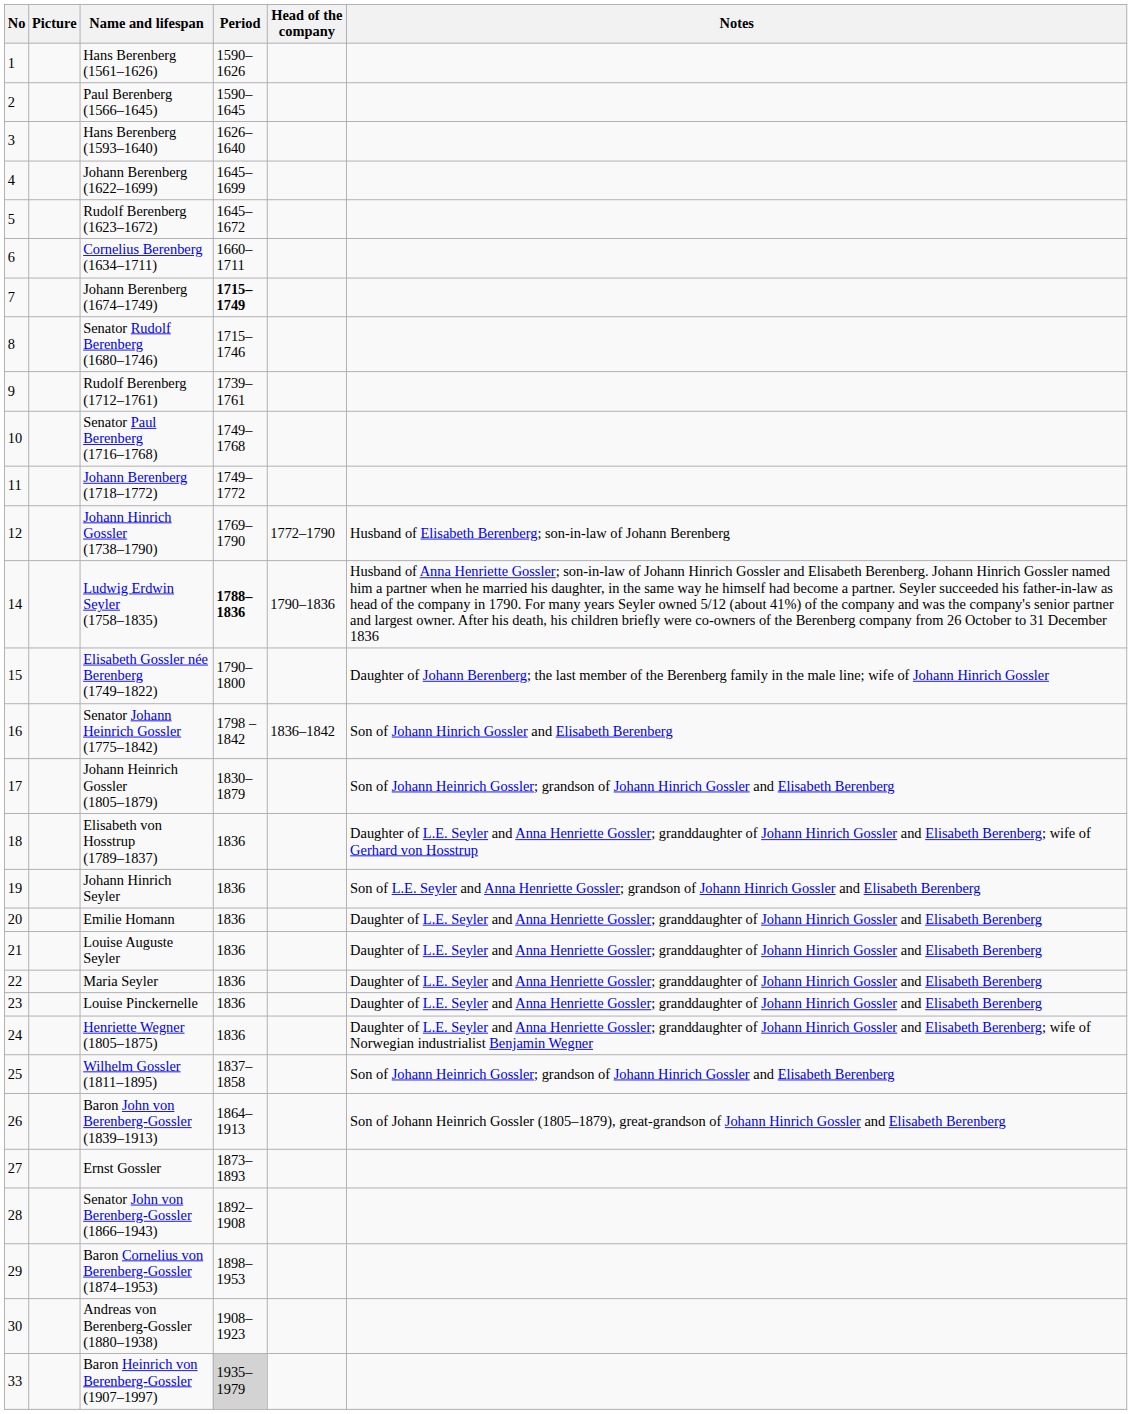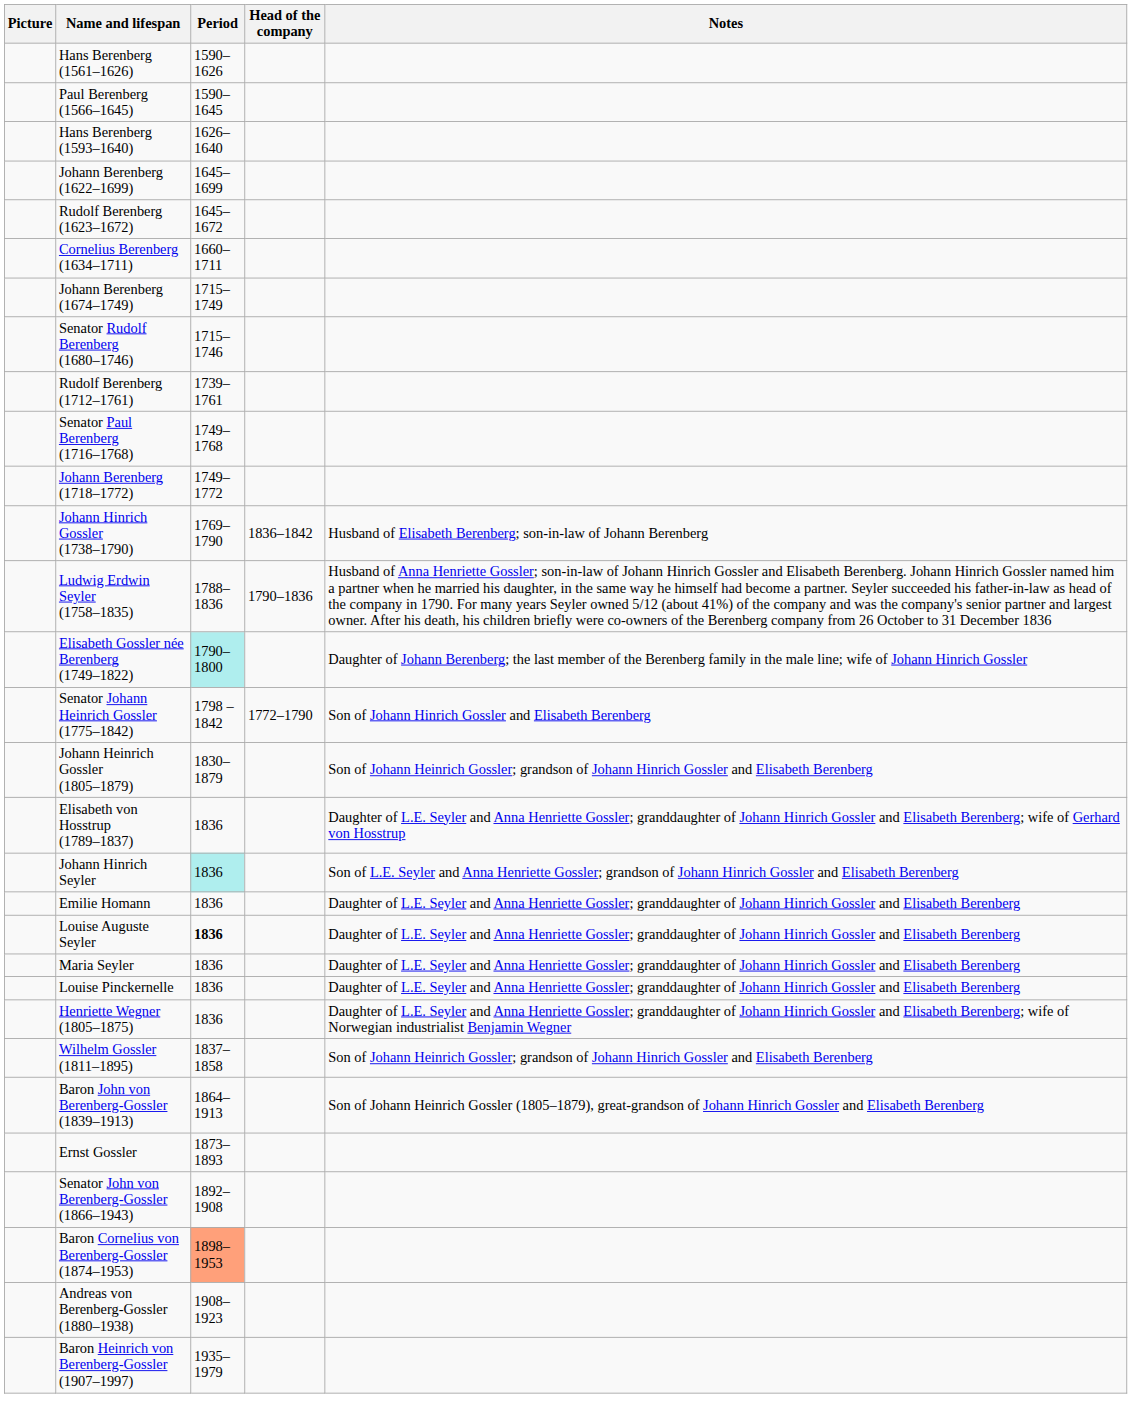- column: (17, 24)
(234, 297) bold -> (212, 297) normal
(303, 532) 1772–1790 -> (280, 532) 1836–1842
(234, 604) bold -> (212, 596) normal
(234, 675) no background -> (212, 659) paleturquoise background
(303, 731) 1836–1842 -> (280, 714) 1772–1790
(231, 888) no background -> (208, 872) paleturquoise background
(231, 950) normal -> (208, 934) bold
(234, 1270) no background -> (212, 1254) lightsalmon background
(234, 1381) lightgrey background -> (212, 1365) no background
